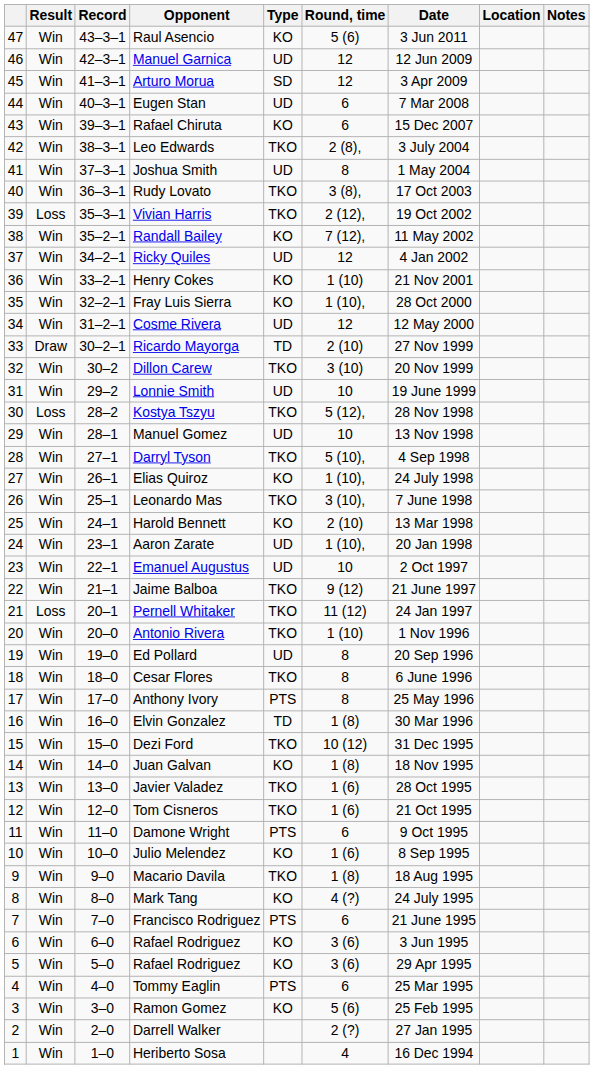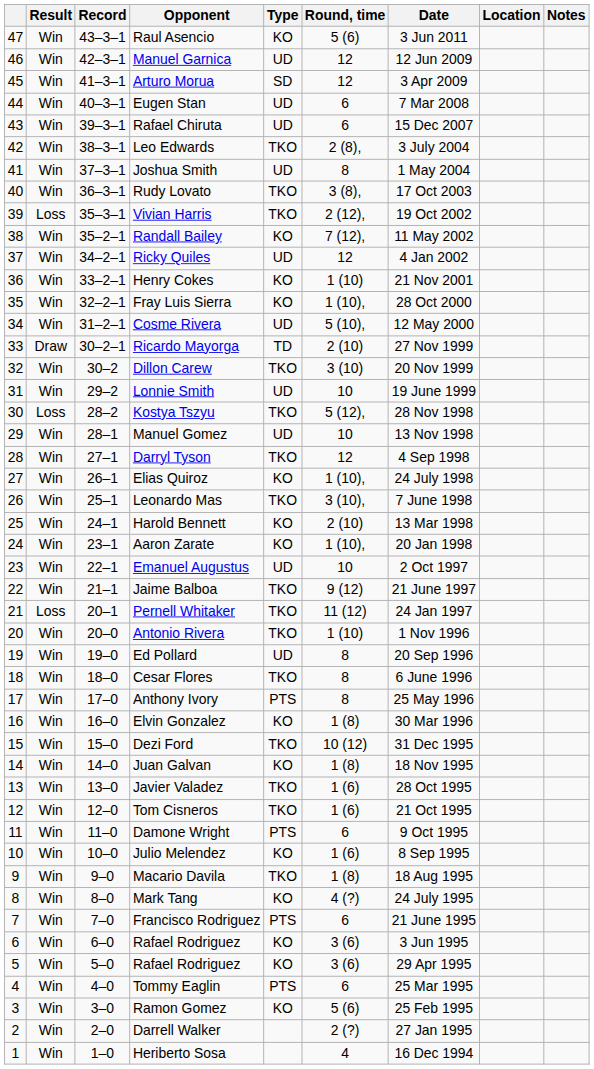(283, 125) KO -> (283, 125) UD
(345, 324) 12 -> (345, 324) 5 (10),
(345, 457) 5 (10), -> (345, 457) 12
(283, 545) UD -> (283, 545) KO
(283, 721) TD -> (283, 721) KO
